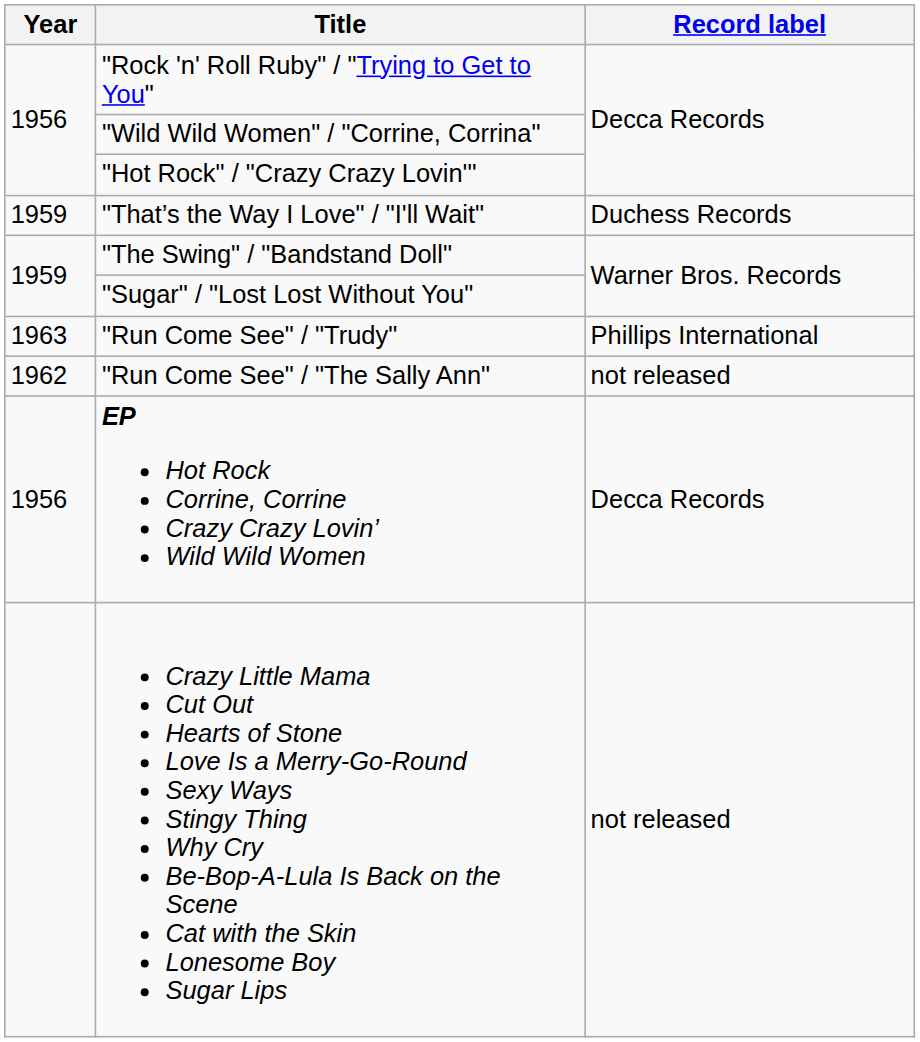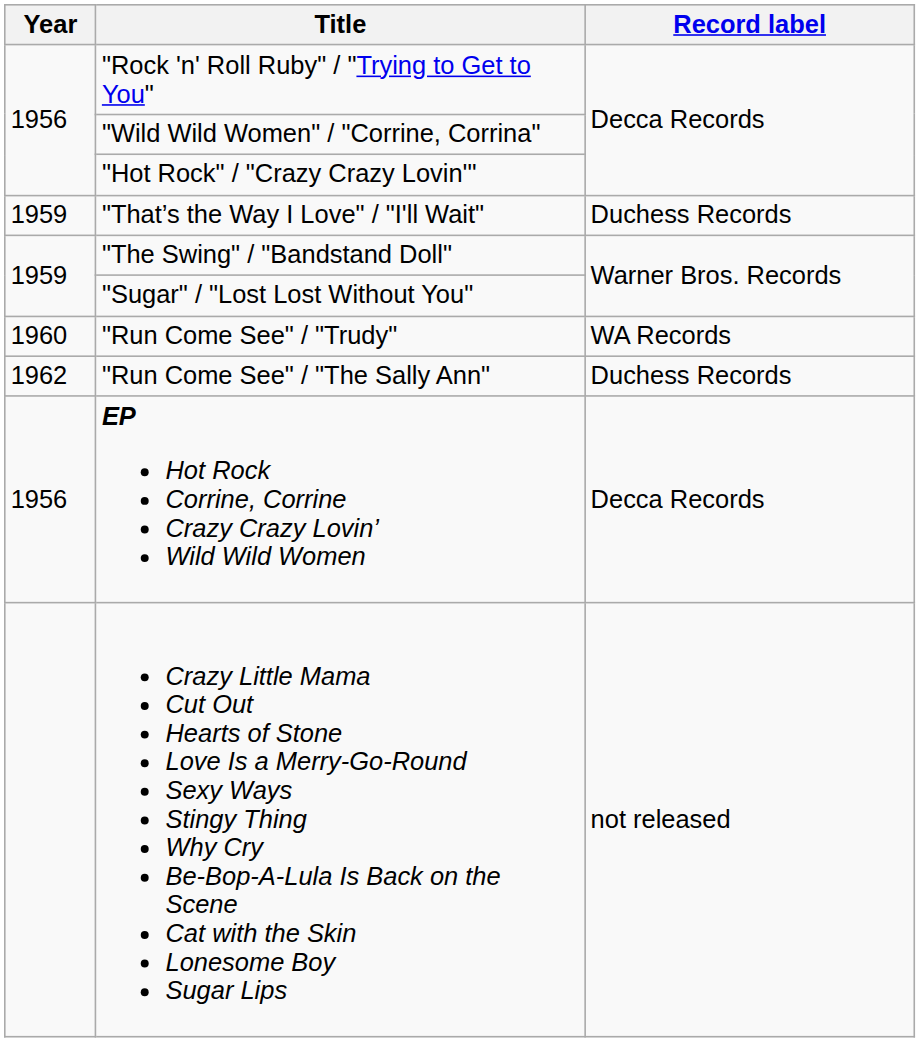(39, 335) 1963 -> (39, 335) 1960
(704, 335) Phillips International -> (661, 335) WA Records
(661, 376) not released -> (691, 376) Duchess Records
